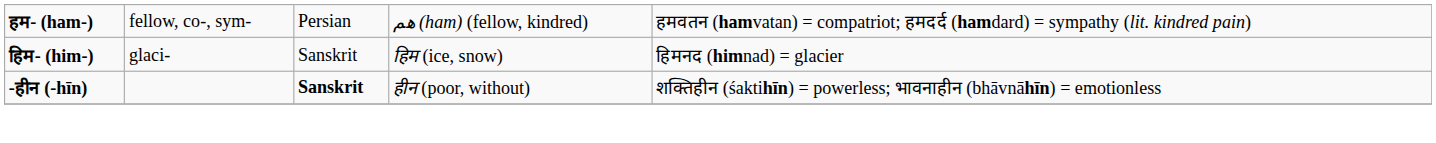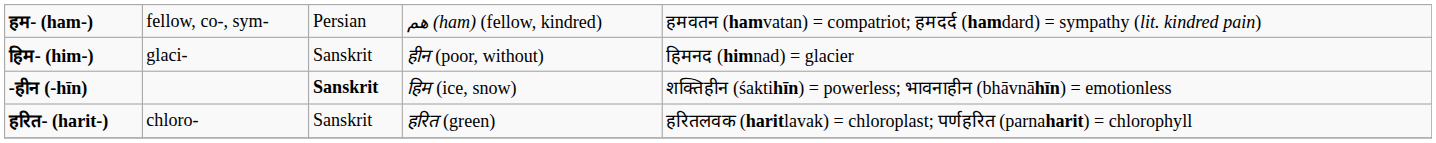(448, 55) हिम (ice, snow) -> (475, 55) हीन (poor, without)
(462, 88) हीन (poor, without) -> (462, 88) हिम (ice, snow)
+ row: (59, 121)
